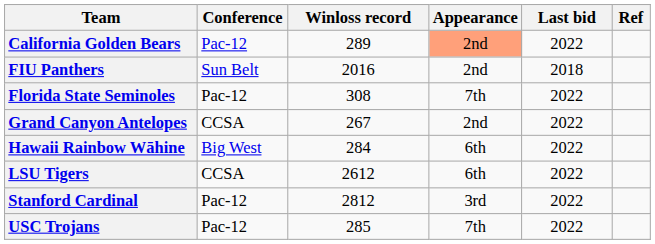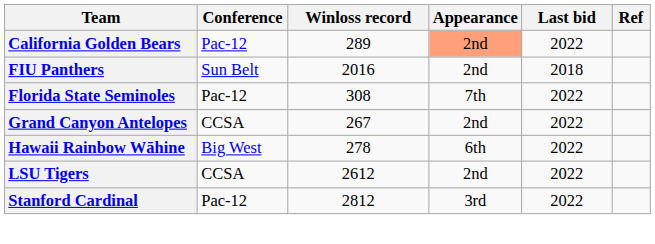(358, 148) 284 -> (358, 148) 278
(475, 174) 6th -> (475, 174) 2nd
- row: (54, 226)
